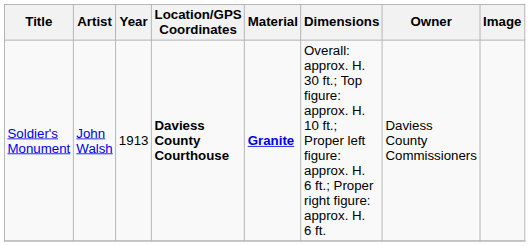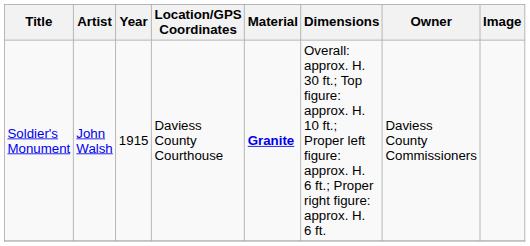(134, 140) 1913 -> (134, 140) 1915
(192, 140) bold -> (189, 140) normal
